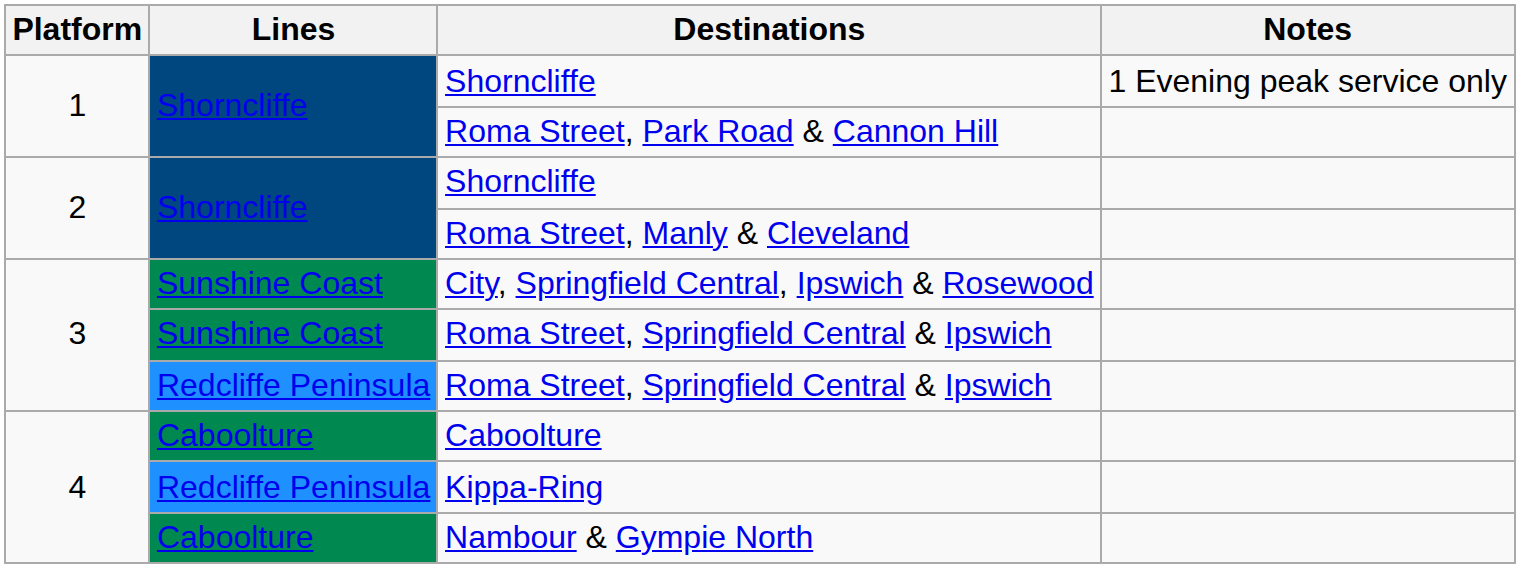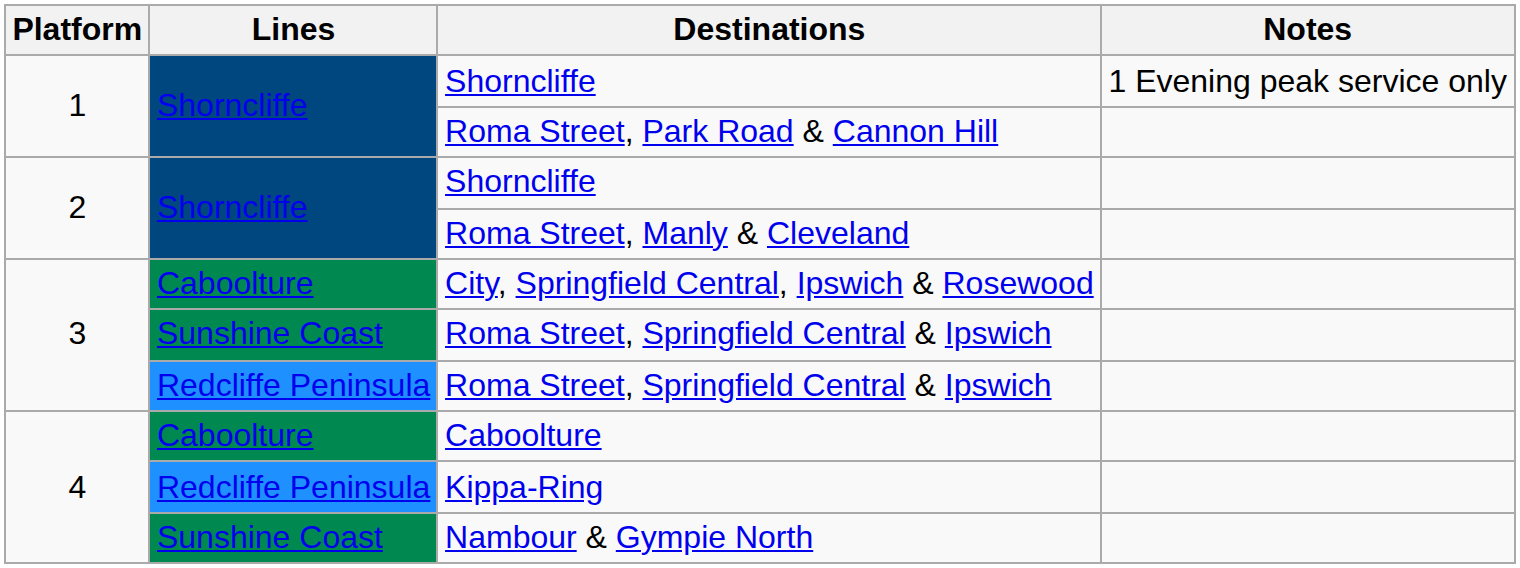(270, 283) Sunshine Coast -> (235, 283) Caboolture
(235, 537) Caboolture -> (270, 537) Sunshine Coast
